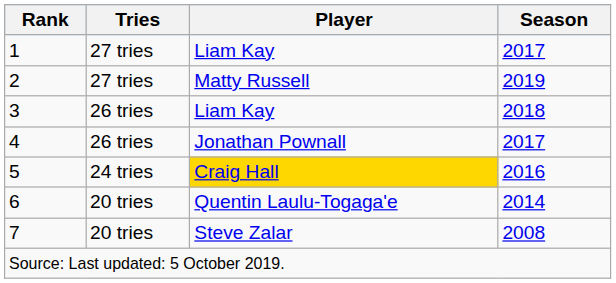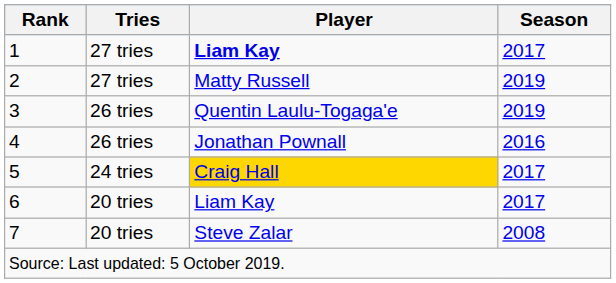(234, 50) normal -> (237, 50) bold
(234, 111) Liam Kay -> (296, 111) Quentin Laulu-Togaga'e
(524, 111) 2018 -> (524, 111) 2019
(524, 141) 2017 -> (524, 141) 2016
(524, 171) 2016 -> (524, 171) 2017
(296, 202) Quentin Laulu-Togaga'e -> (234, 202) Liam Kay
(524, 202) 2014 -> (524, 202) 2017
